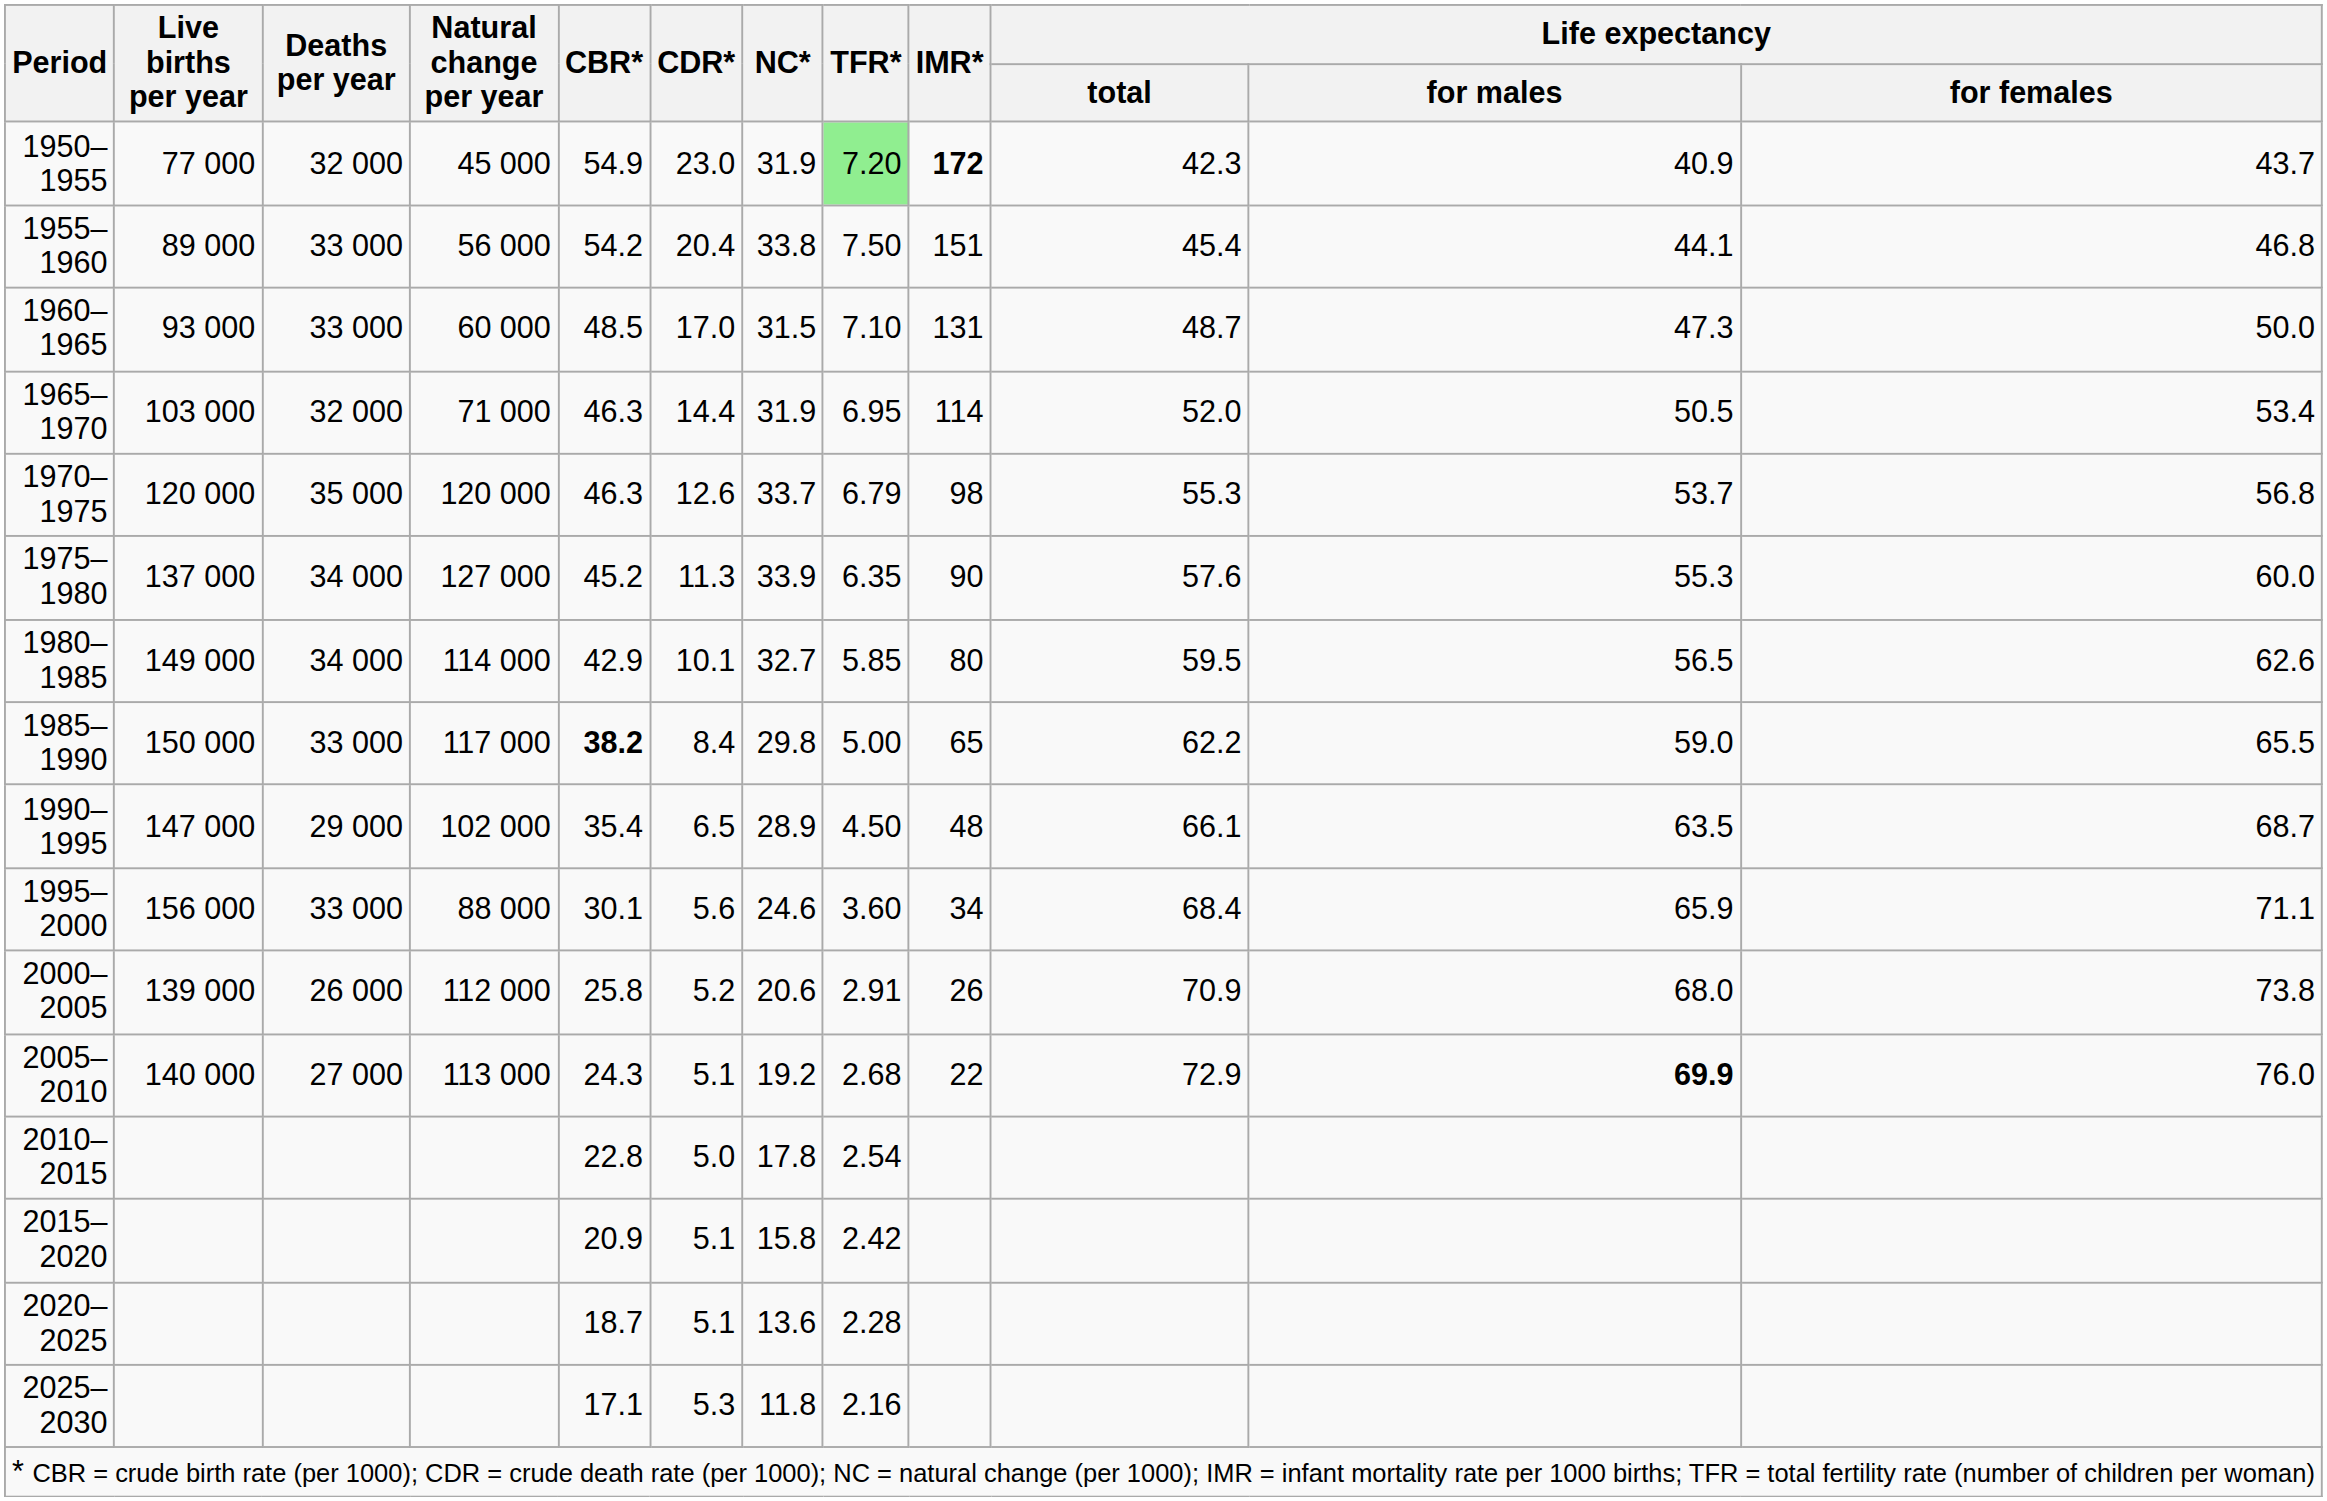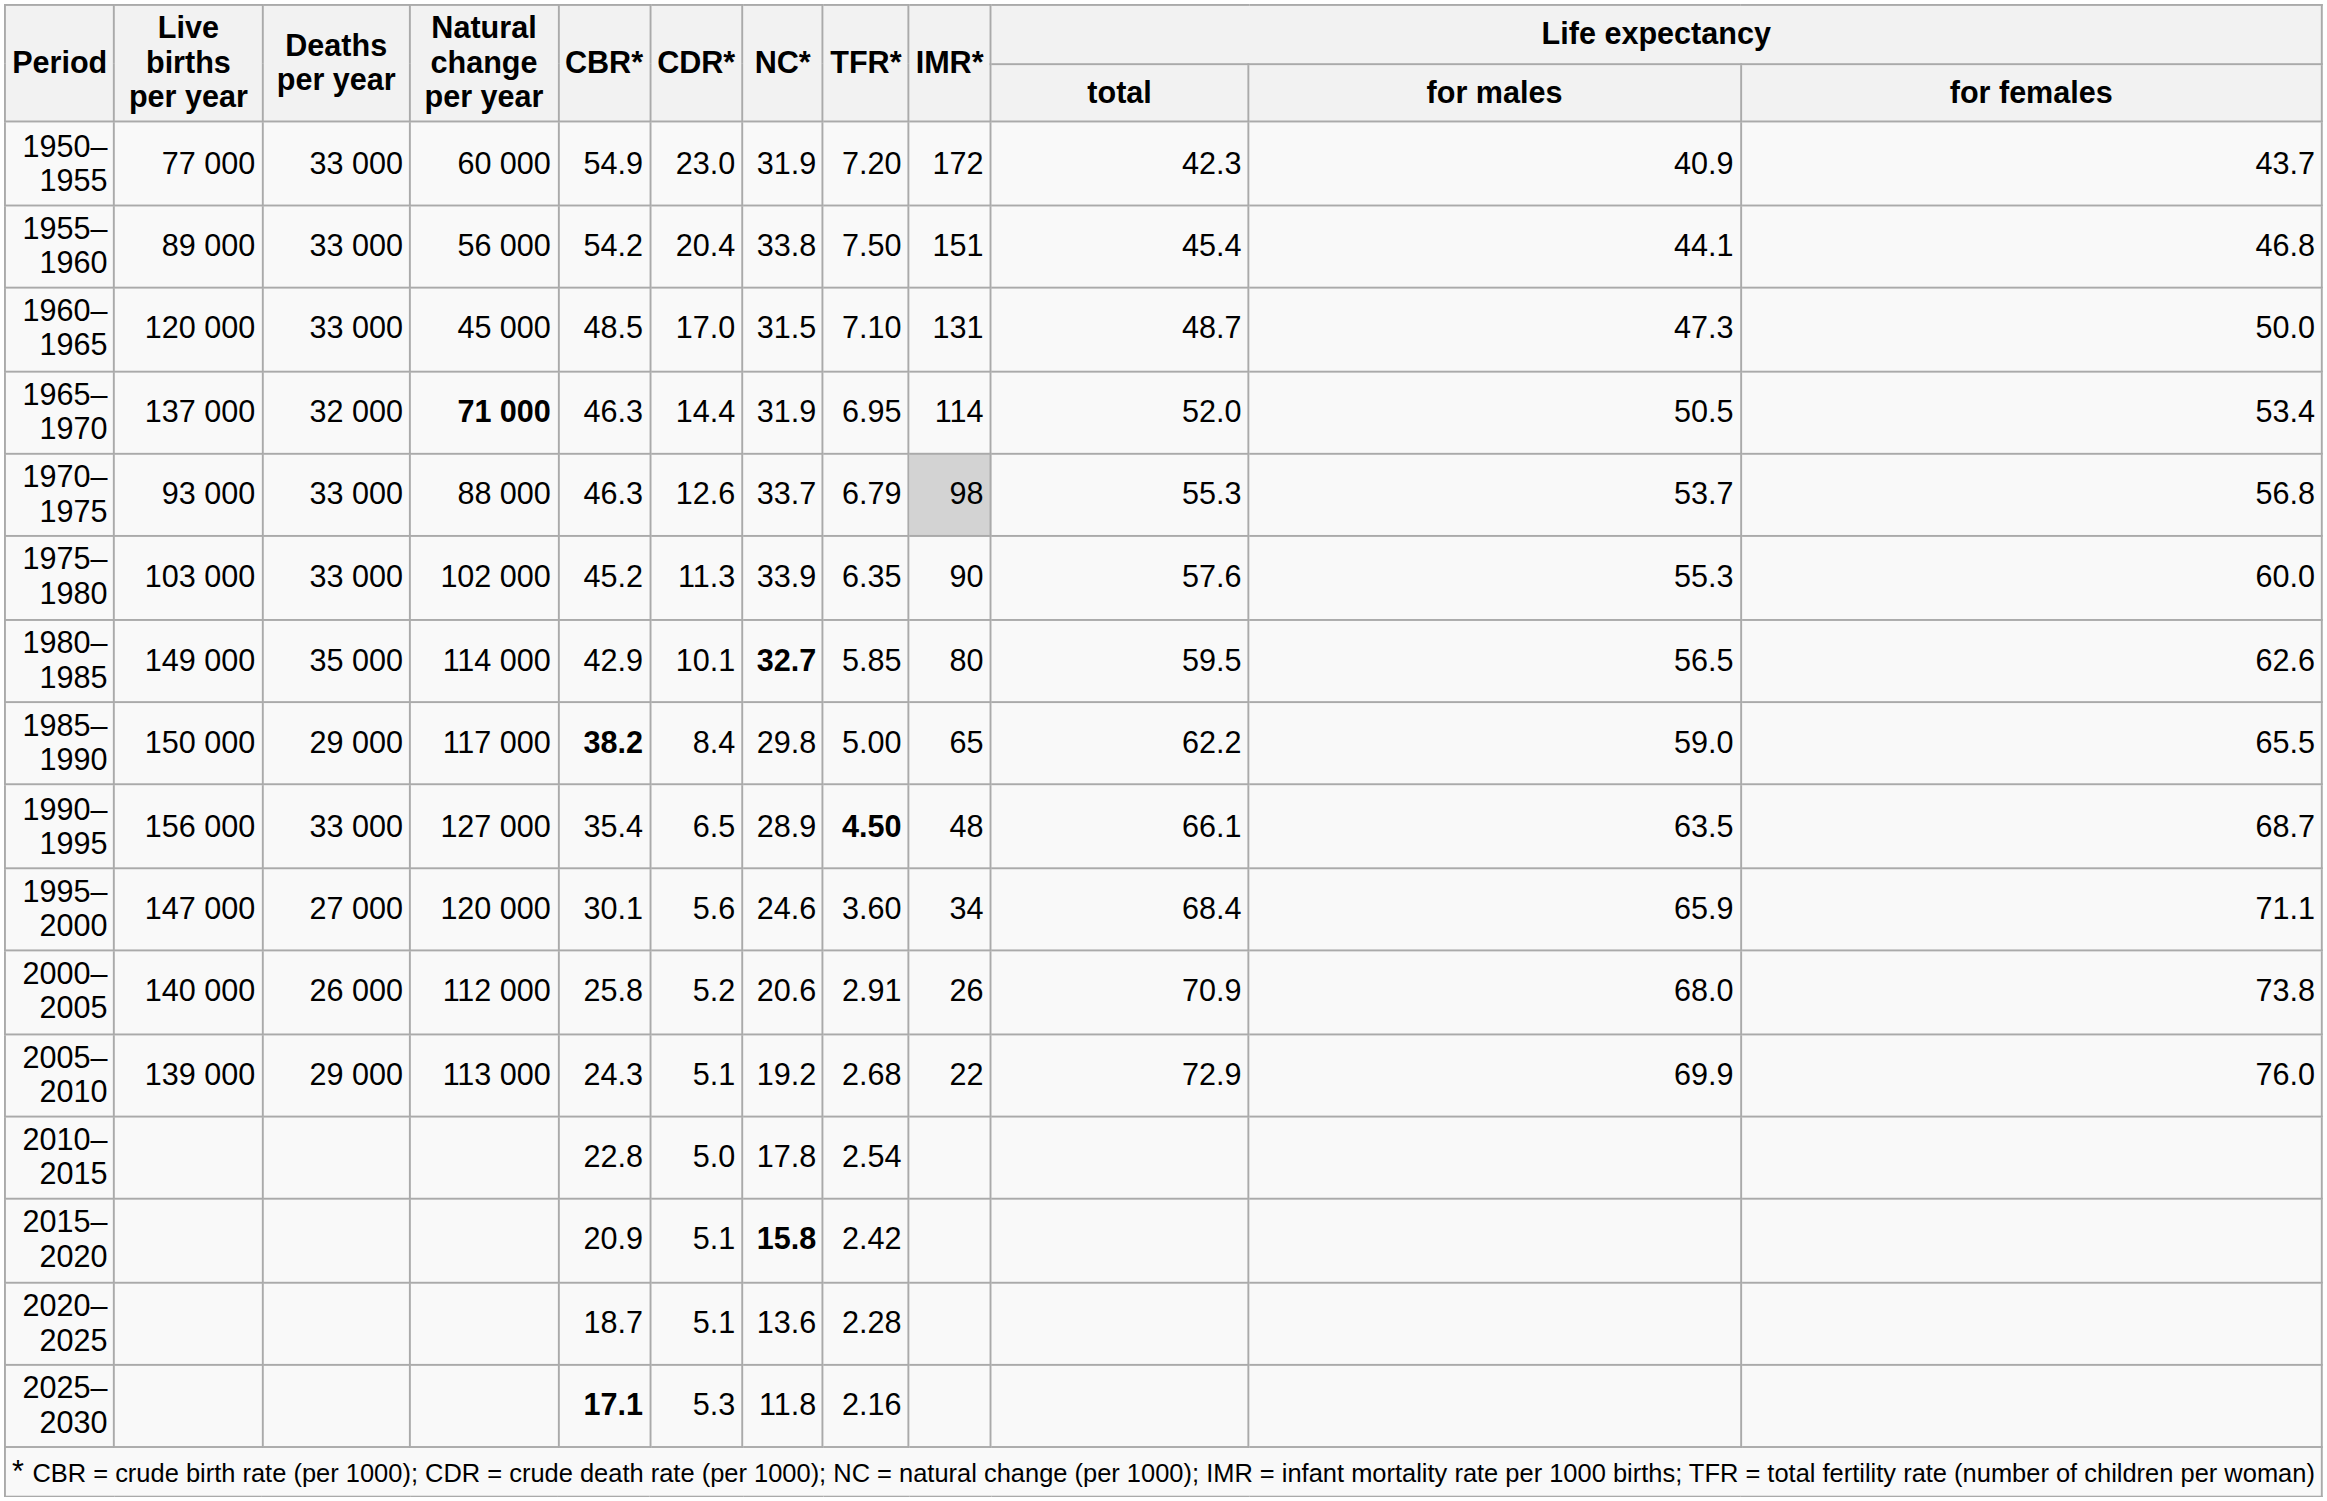(356, 163) 32 000 -> (356, 163) 33 000
(504, 163) 45 000 -> (504, 163) 60 000
(872, 163) lightgreen background -> (872, 163) no background
(958, 163) bold -> (958, 163) normal
(209, 328) 93 000 -> (200, 328) 120 000
(504, 328) 60 000 -> (504, 328) 45 000
(200, 411) 103 000 -> (200, 411) 137 000
(504, 411) normal -> (504, 411) bold
(200, 494) 120 000 -> (209, 494) 93 000
(356, 494) 35 000 -> (356, 494) 33 000
(496, 494) 120 000 -> (504, 494) 88 000
(967, 494) no background -> (967, 494) lightgrey background
(200, 577) 137 000 -> (200, 577) 103 000
(356, 577) 34 000 -> (356, 577) 33 000
(496, 577) 127 000 -> (496, 577) 102 000
(356, 660) 34 000 -> (356, 660) 35 000
(786, 660) normal -> (786, 660) bold
(356, 743) 33 000 -> (356, 743) 29 000
(200, 825) 147 000 -> (200, 825) 156 000
(356, 825) 29 000 -> (356, 825) 33 000
(496, 825) 102 000 -> (496, 825) 127 000
(872, 825) normal -> (872, 825) bold
(200, 908) 156 000 -> (200, 908) 147 000
(356, 908) 33 000 -> (356, 908) 27 000
(504, 908) 88 000 -> (496, 908) 120 000
(200, 991) 139 000 -> (200, 991) 140 000
(200, 1074) 140 000 -> (200, 1074) 139 000
(356, 1074) 27 000 -> (356, 1074) 29 000
(1704, 1074) bold -> (1704, 1074) normal
(786, 1240) normal -> (786, 1240) bold
(613, 1405) normal -> (613, 1405) bold
